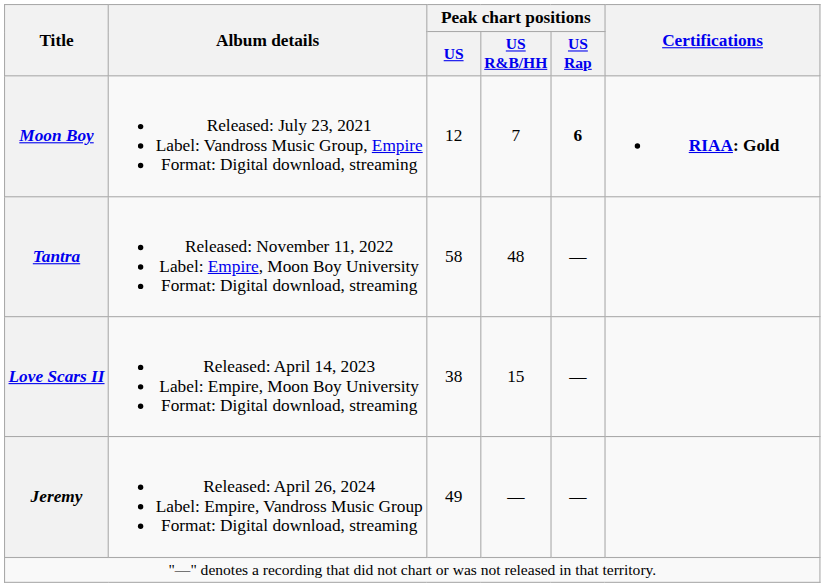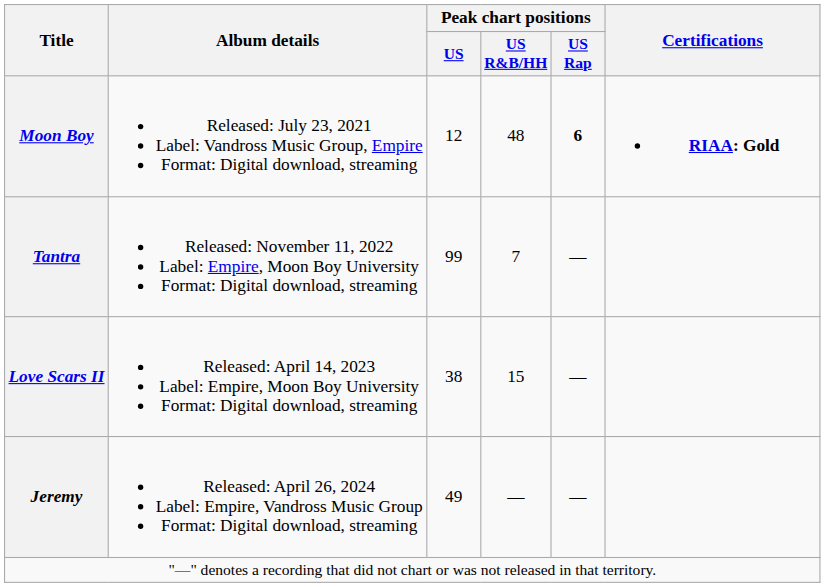(516, 136) 7 -> (516, 136) 48
(454, 256) 58 -> (454, 256) 99
(516, 256) 48 -> (516, 256) 7
